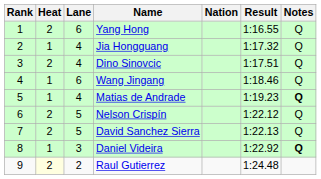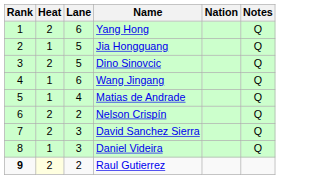- column: (261, 13)
(79, 47) 4 -> (79, 47) 5
(79, 64) 4 -> (79, 64) 5
(299, 98) bold -> (258, 98) normal
(79, 115) 5 -> (79, 115) 2
(79, 132) 5 -> (79, 132) 3
(299, 149) bold -> (258, 149) normal
(20, 166) normal -> (20, 166) bold
